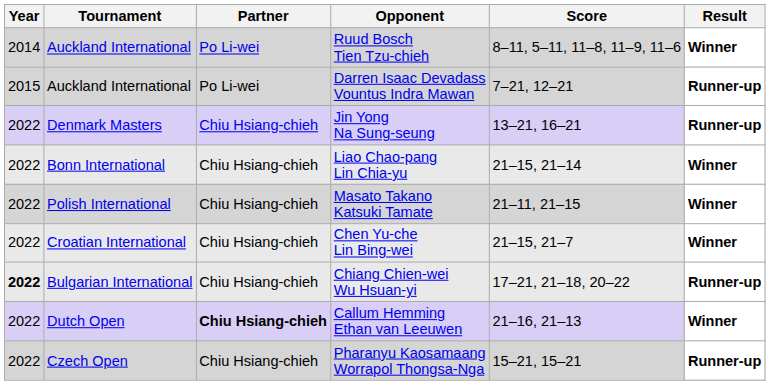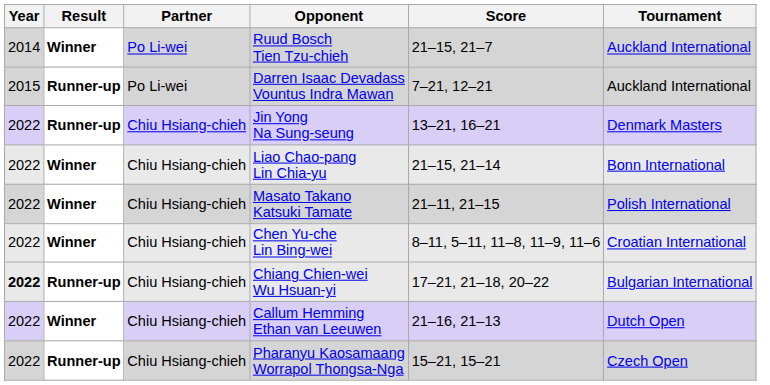columns swapped: (120, 16) <-> (725, 16)
(587, 47) 8–11, 5–11, 11–8, 11–9, 11–6 -> (452, 47) 21–15, 21–7
(533, 243) 21–15, 21–7 -> (506, 243) 8–11, 5–11, 11–8, 11–9, 11–6
(263, 321) bold -> (187, 321) normal
